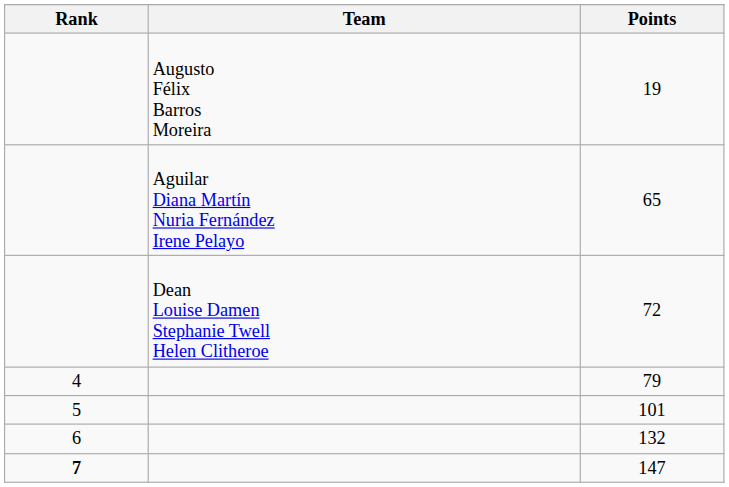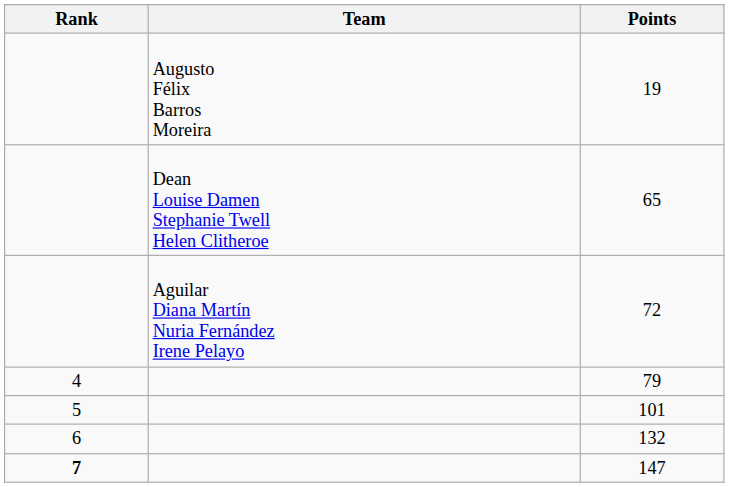(214, 210) Aguilar Diana Martín Nuria Fernández Irene Pelayo -> (211, 210) Dean Louise Damen Stephanie Twell Helen Clitheroe
(211, 321) Dean Louise Damen Stephanie Twell Helen Clitheroe -> (214, 321) Aguilar Diana Martín Nuria Fernández Irene Pelayo
